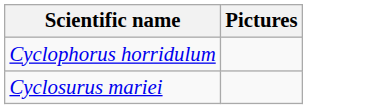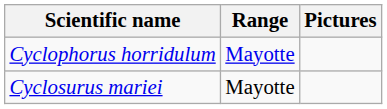+ column: (260, 20)
